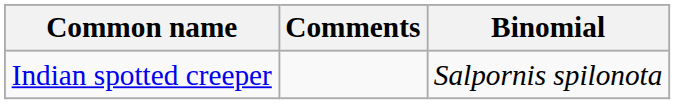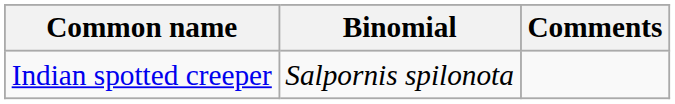columns swapped: (548, 27) <-> (353, 27)
